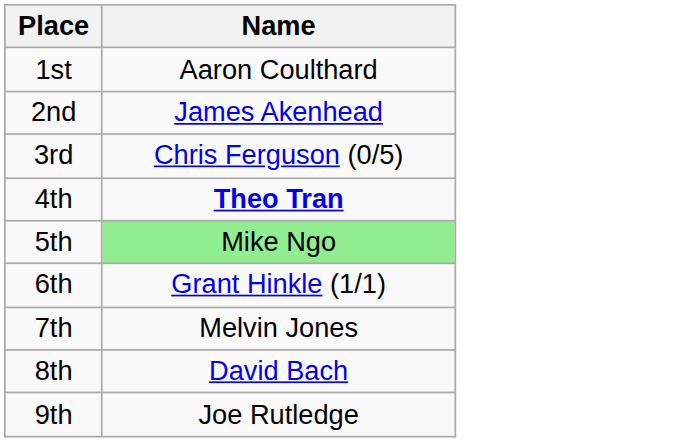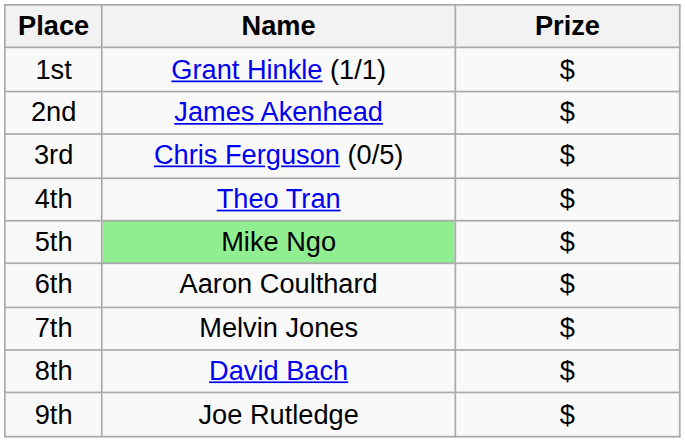+ column: (567, 26)
(279, 69) Aaron Coulthard -> (279, 69) Grant Hinkle (1/1)
(279, 198) bold -> (279, 198) normal
(279, 284) Grant Hinkle (1/1) -> (279, 284) Aaron Coulthard
